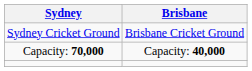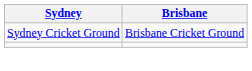- row: (63, 51)
